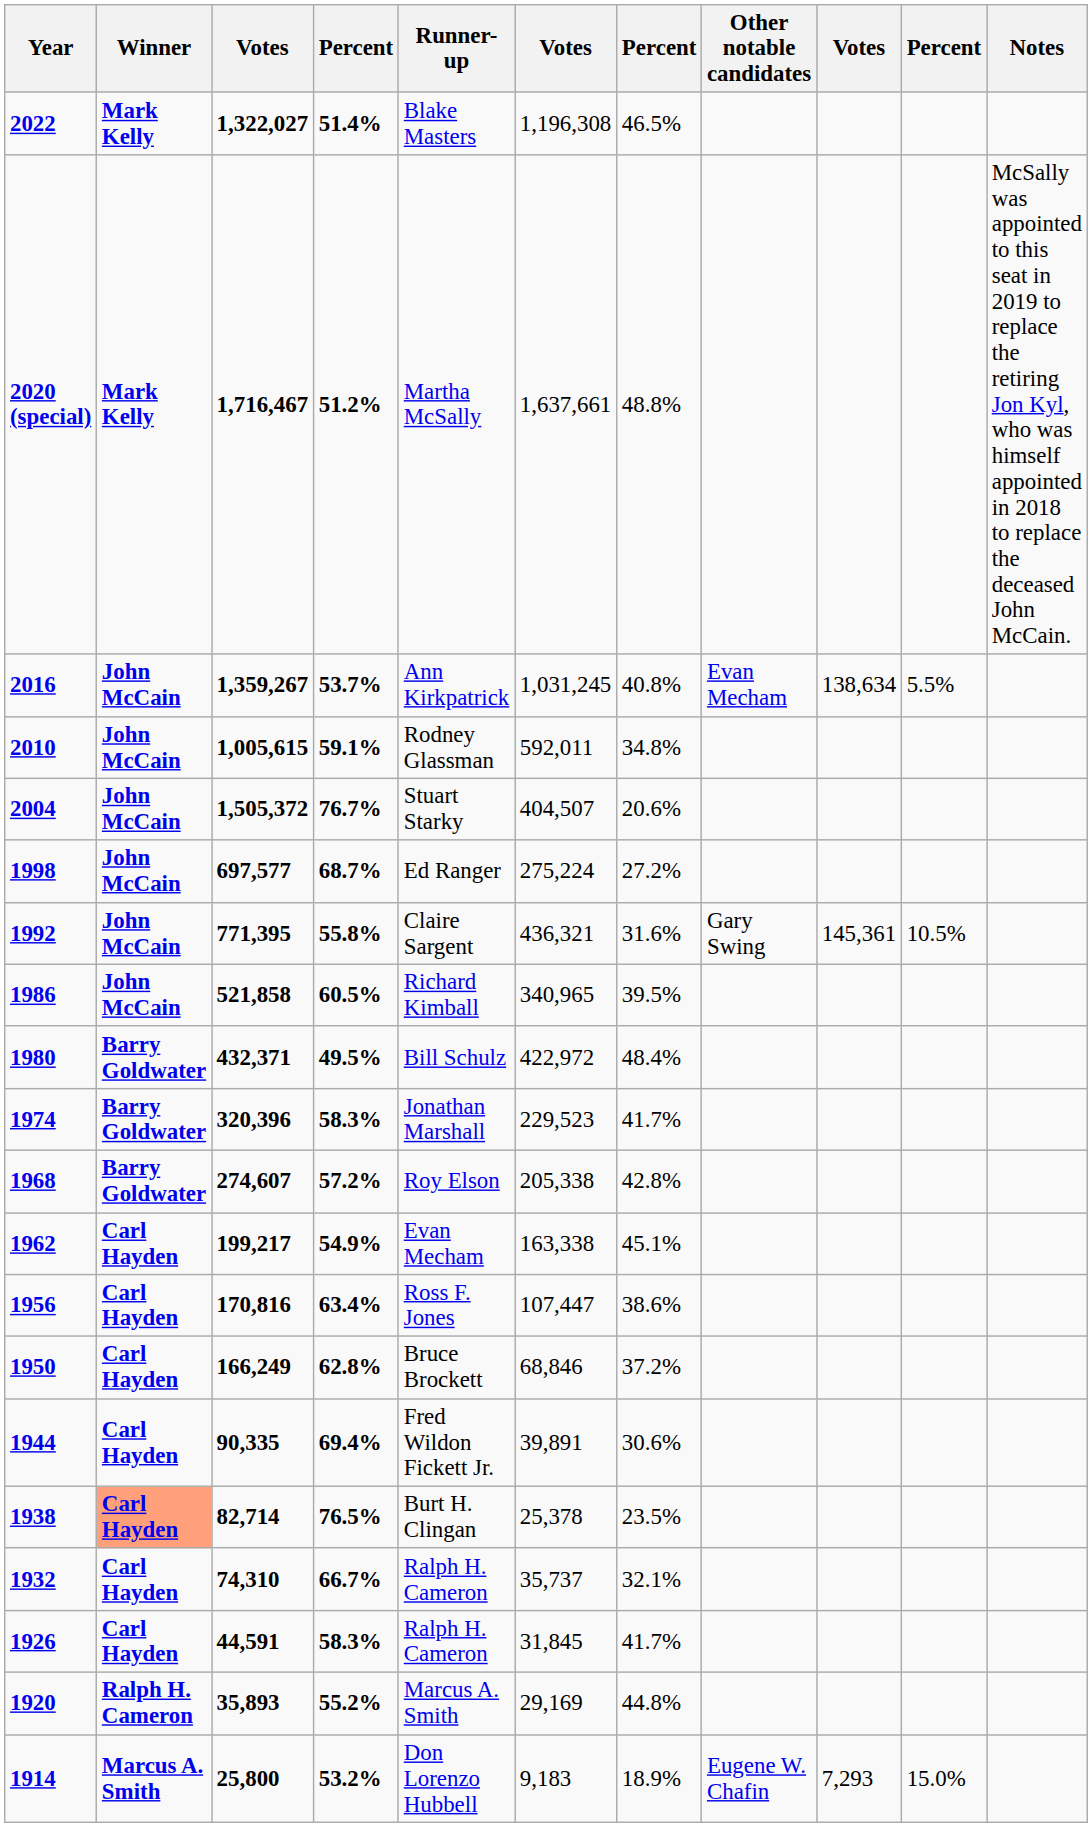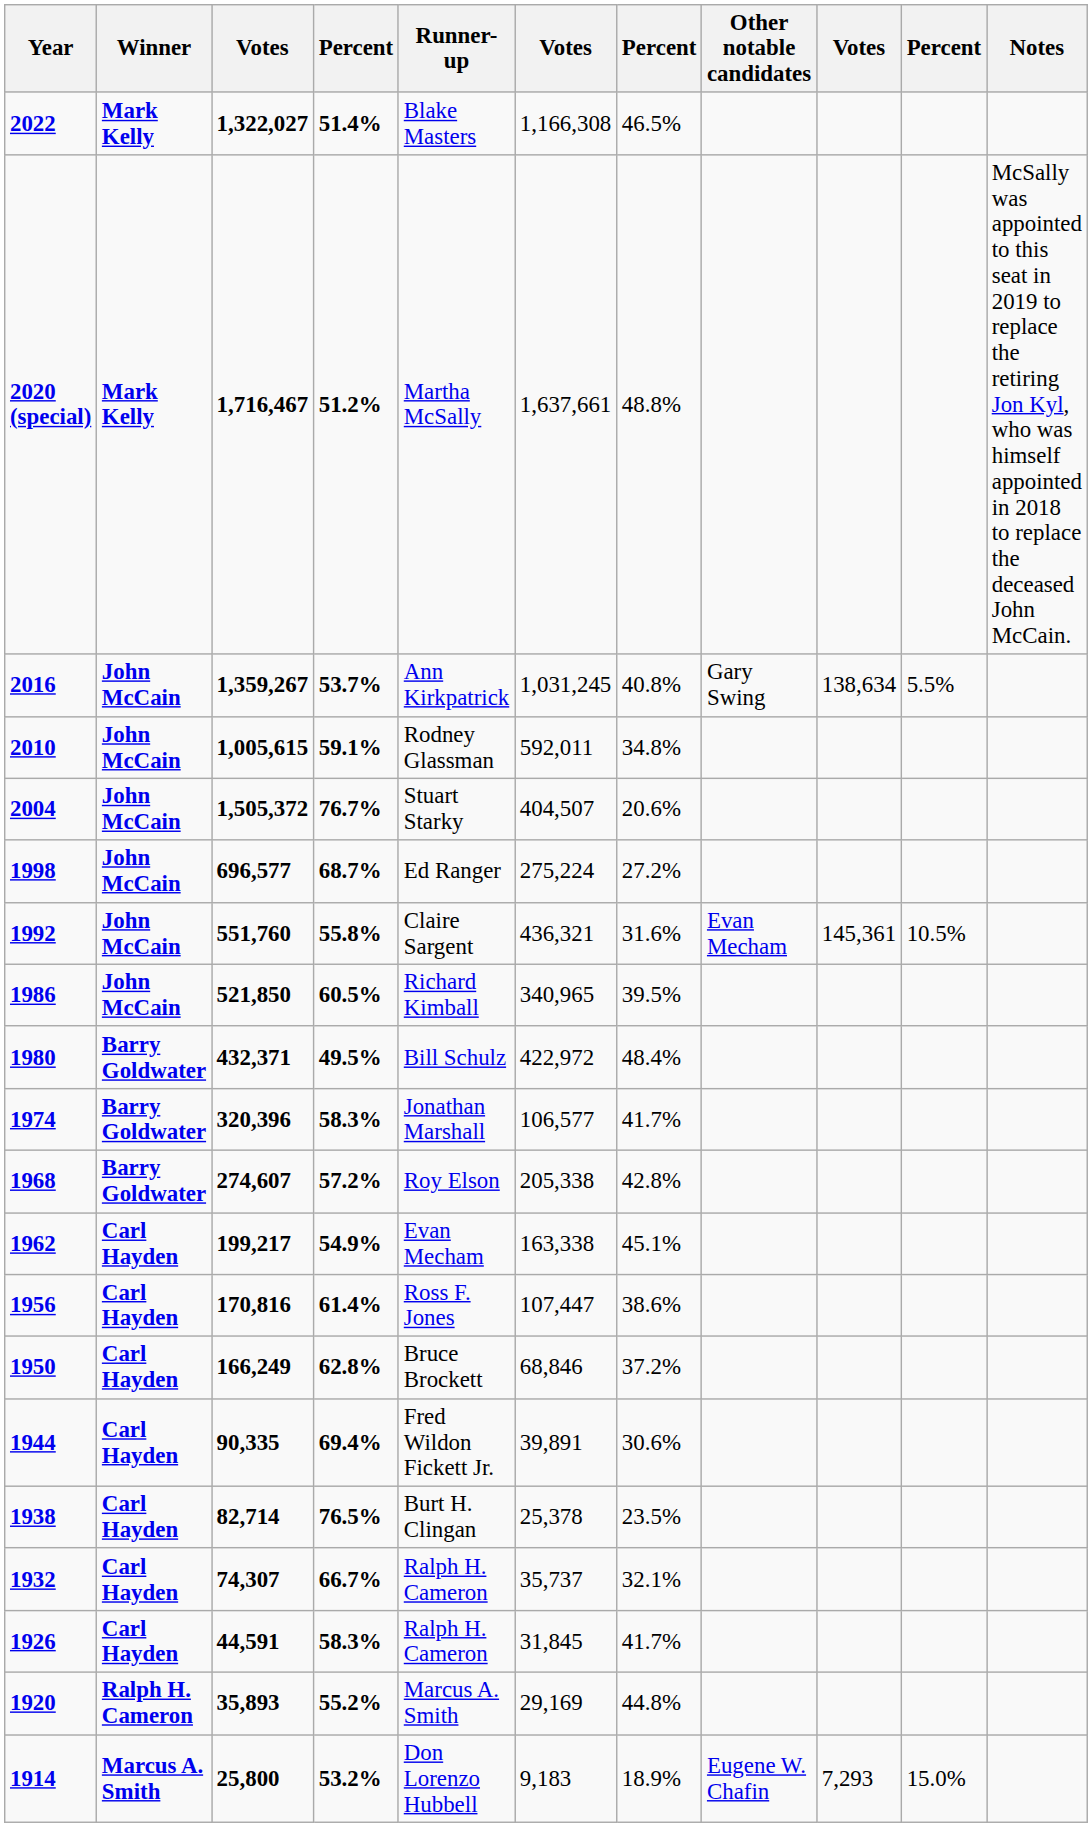(566, 123) 1,196,308 -> (566, 123) 1,166,308
(747, 684) Evan Mecham -> (736, 684) Gary Swing
(254, 870) 697,577 -> (254, 870) 696,577
(254, 933) 771,395 -> (254, 933) 551,760
(736, 933) Gary Swing -> (747, 933) Evan Mecham
(254, 995) 521,858 -> (254, 995) 521,850
(557, 1119) 229,523 -> (557, 1119) 106,577
(350, 1305) 63.4% -> (350, 1305) 61.4%
(140, 1516) lightsalmon background -> (140, 1516) no background
(248, 1579) 74,310 -> (248, 1579) 74,307
